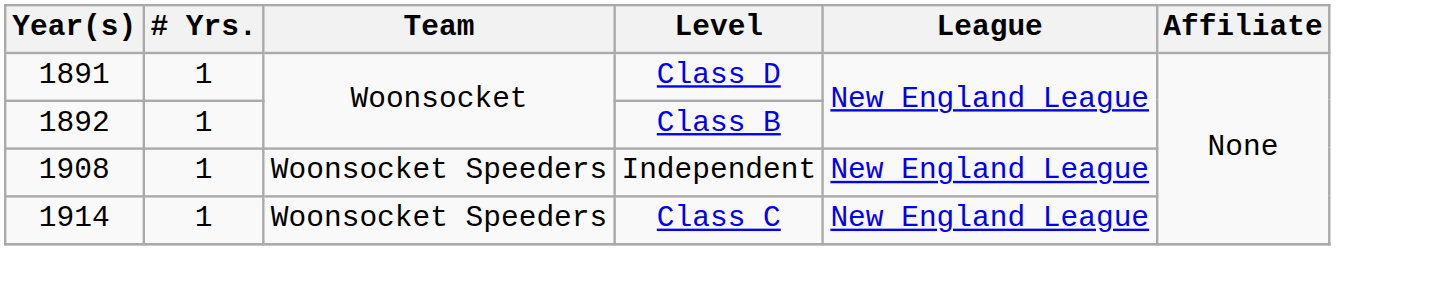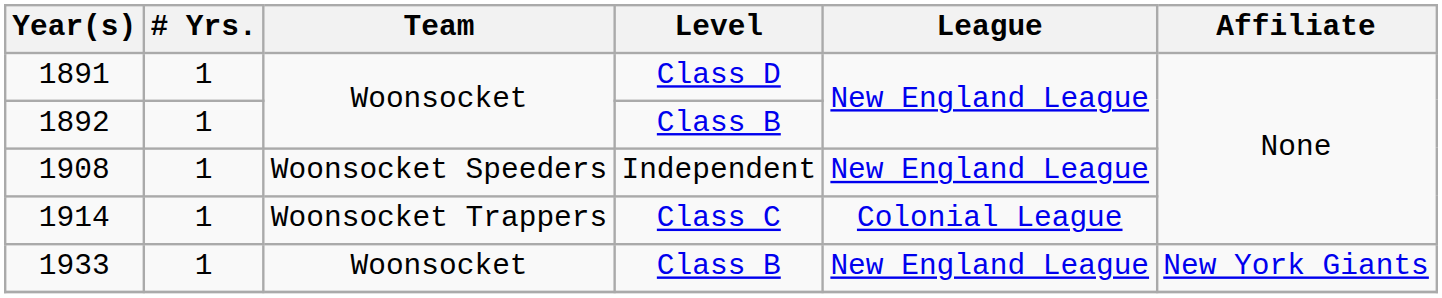(439, 220) Woonsocket Speeders -> (439, 220) Woonsocket Trappers
(990, 220) New England League -> (990, 220) Colonial League
+ row: (74, 268)
